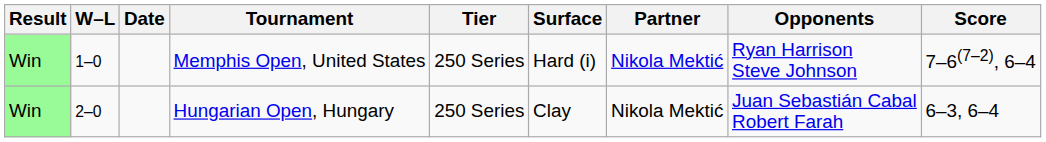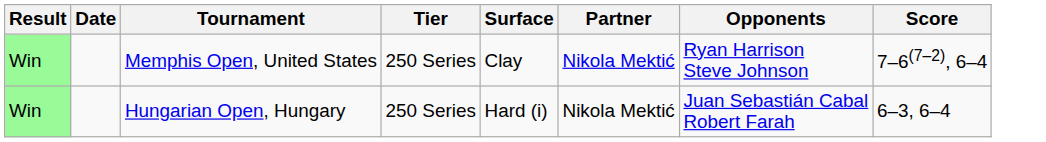- column: (95, 19)
(565, 60) Hard (i) -> (503, 60) Clay
(552, 111) Clay -> (516, 111) Hard (i)
